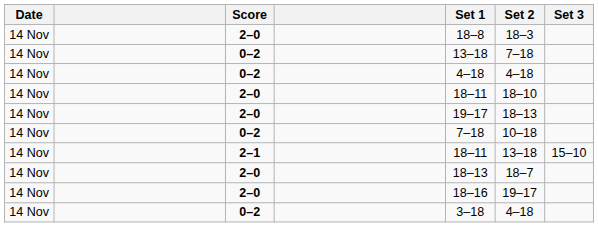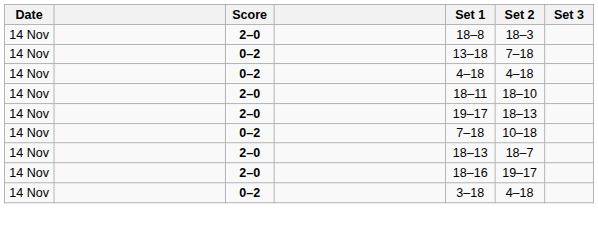- row: (29, 153)
